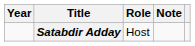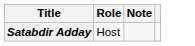- column: (19, 13)
